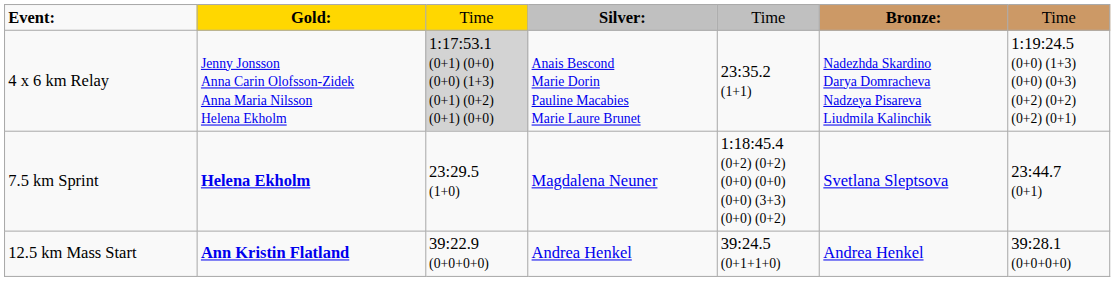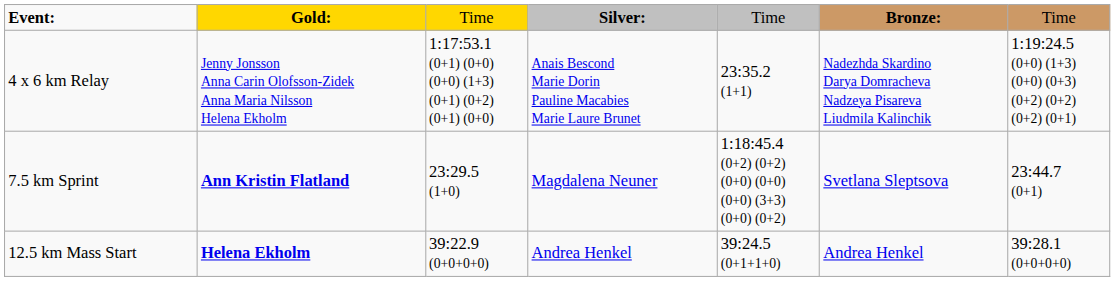(461, 80) lightgrey background -> (461, 80) no background
(256, 181) Helena Ekholm -> (275, 181) Ann Kristin Flatland
(275, 253) Ann Kristin Flatland -> (256, 253) Helena Ekholm
